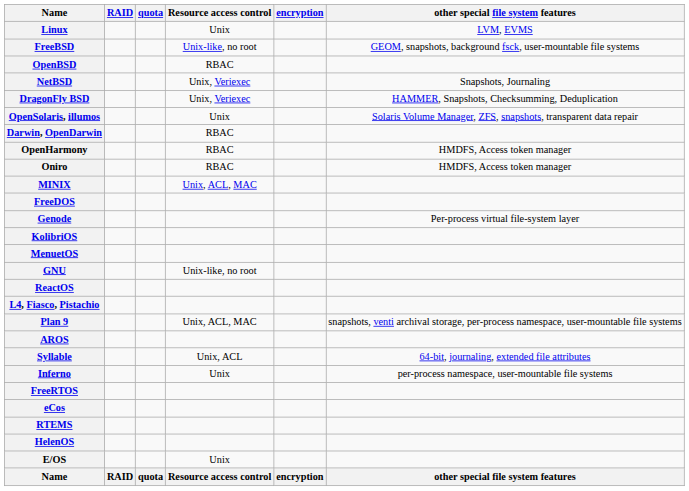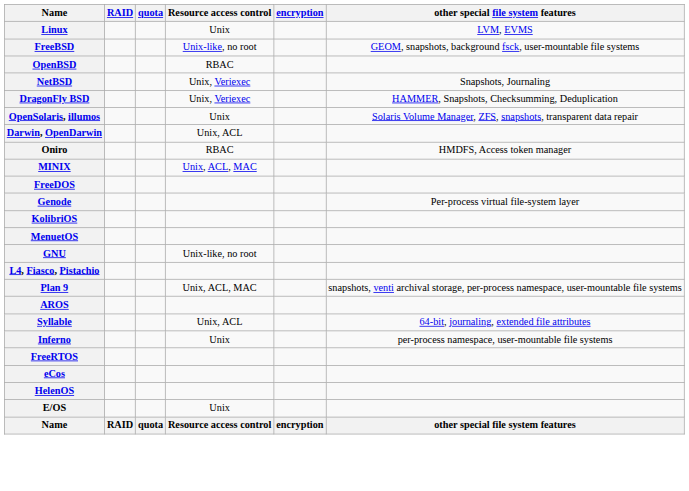(220, 133) RBAC -> (220, 133) Unix, ACL
- row: (54, 150)
- row: (54, 288)
- row: (54, 425)
